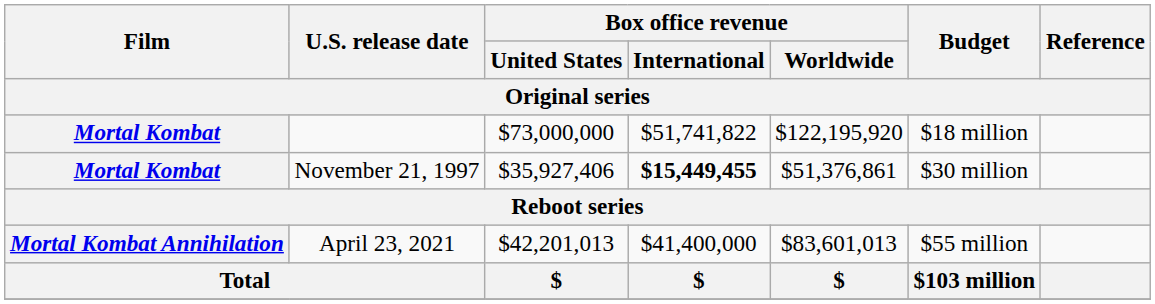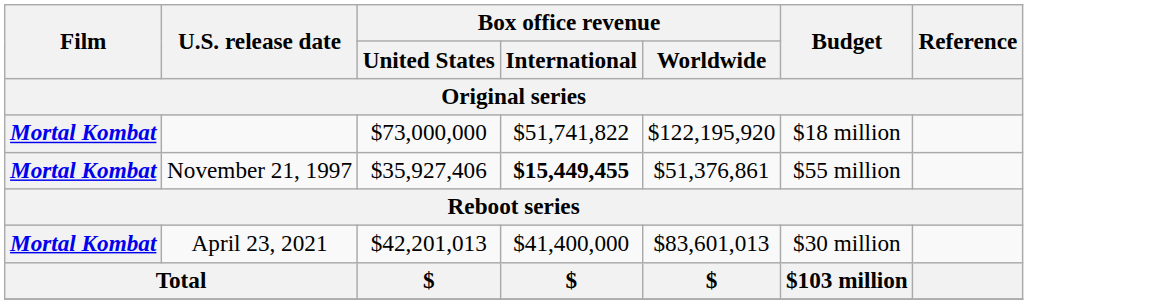(974, 170) $30 million -> (847, 170) $55 million
(147, 243) Mortal Kombat Annihilation -> (83, 243) Mortal Kombat
(974, 243) $55 million -> (847, 243) $30 million
